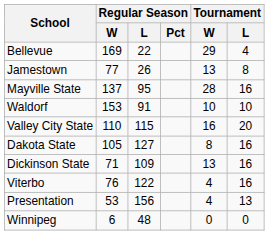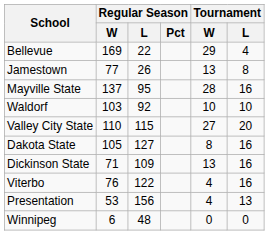(112, 107) 153 -> (112, 107) 103
(144, 107) 91 -> (144, 107) 92
(209, 126) 16 -> (209, 126) 27
